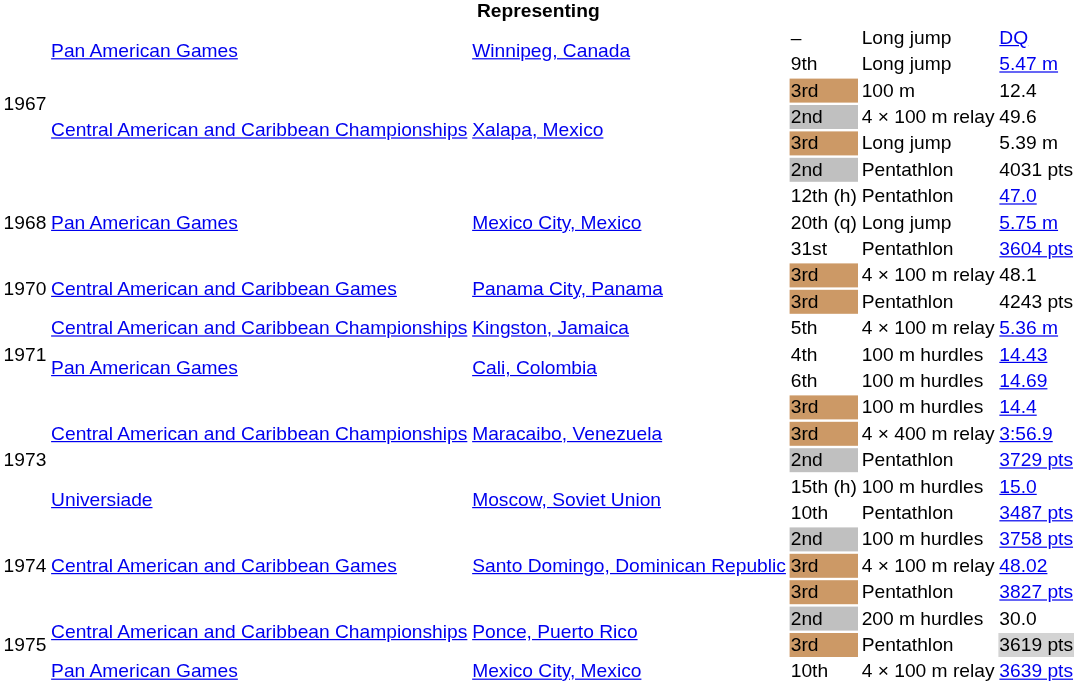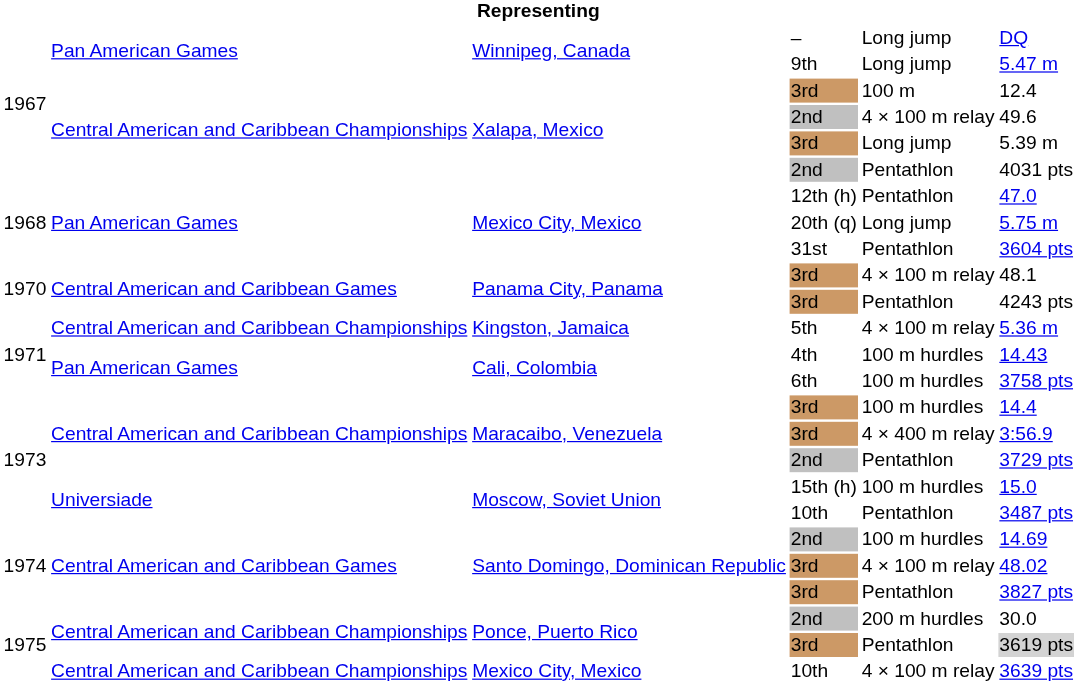(1023, 380) 14.69 -> (1036, 380) 3758 pts
(1036, 539) 3758 pts -> (1023, 539) 14.69
(144, 671) Pan American Games -> (259, 671) Central American and Caribbean Championships
